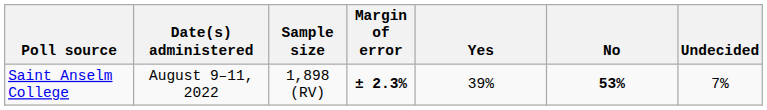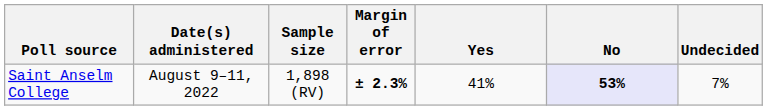(481, 84) 39% -> (481, 84) 41%
(612, 84) no background -> (612, 84) lavender background
